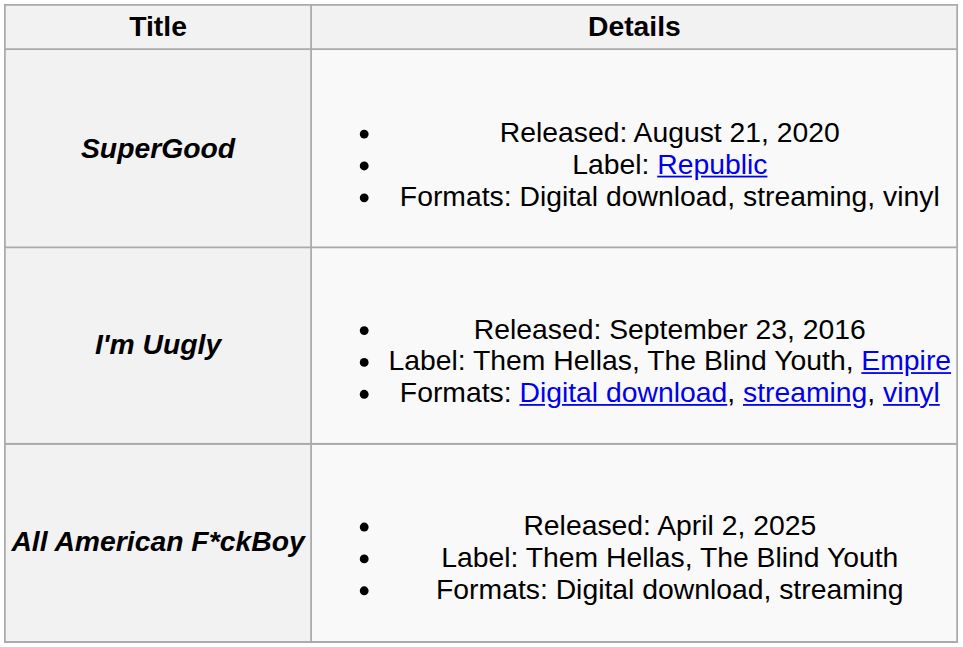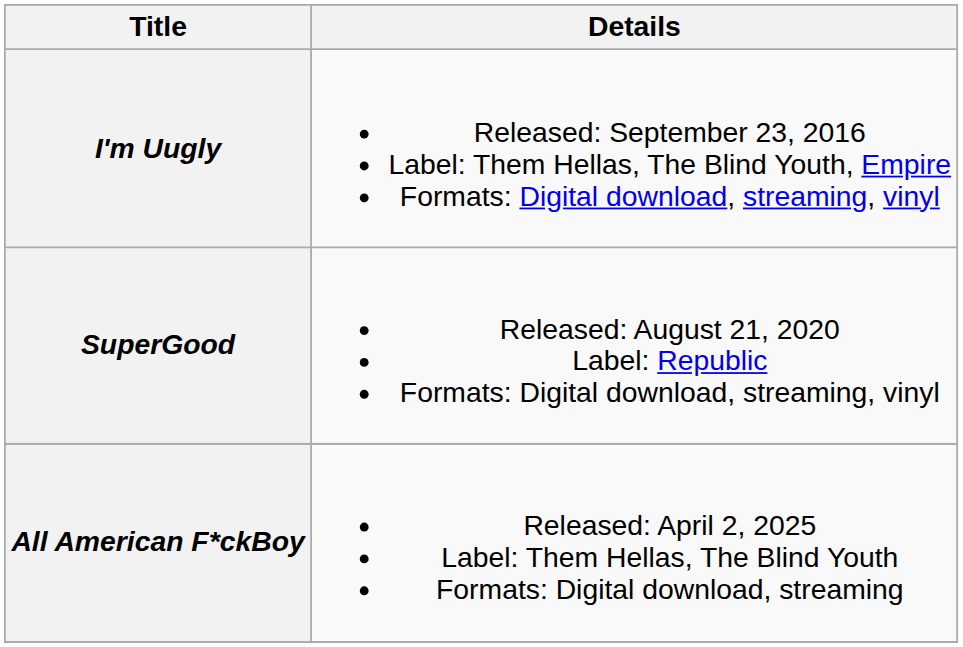rows swapped: (158, 345) <-> (158, 147)
